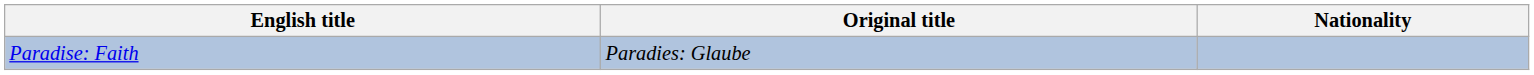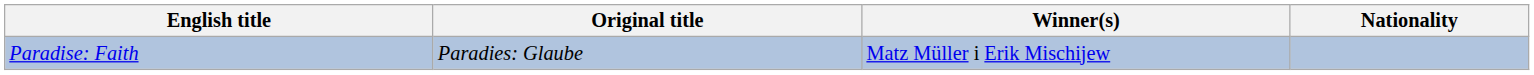+ column: (1076, 20)
